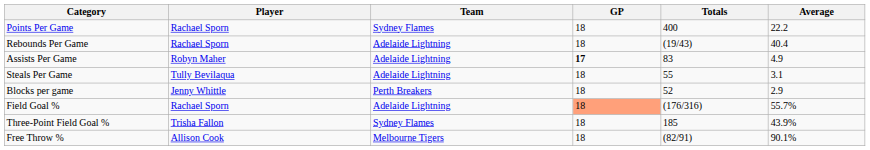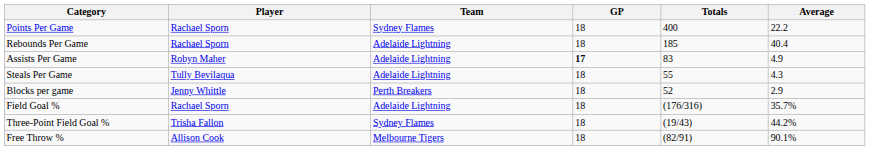(678, 43) (19/43) -> (670, 43) 185
(777, 75) 3.1 -> (777, 75) 4.3
(580, 106) lightsalmon background -> (580, 106) no background
(783, 106) 55.7% -> (783, 106) 35.7%
(670, 122) 185 -> (678, 122) (19/43)
(783, 122) 43.9% -> (783, 122) 44.2%
